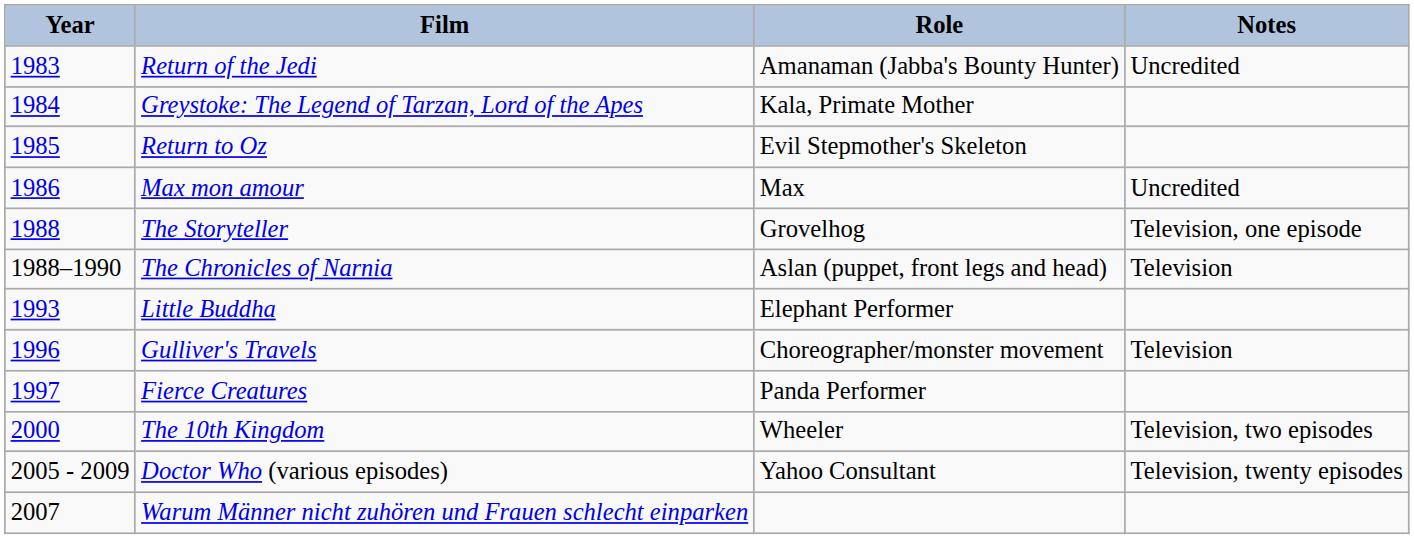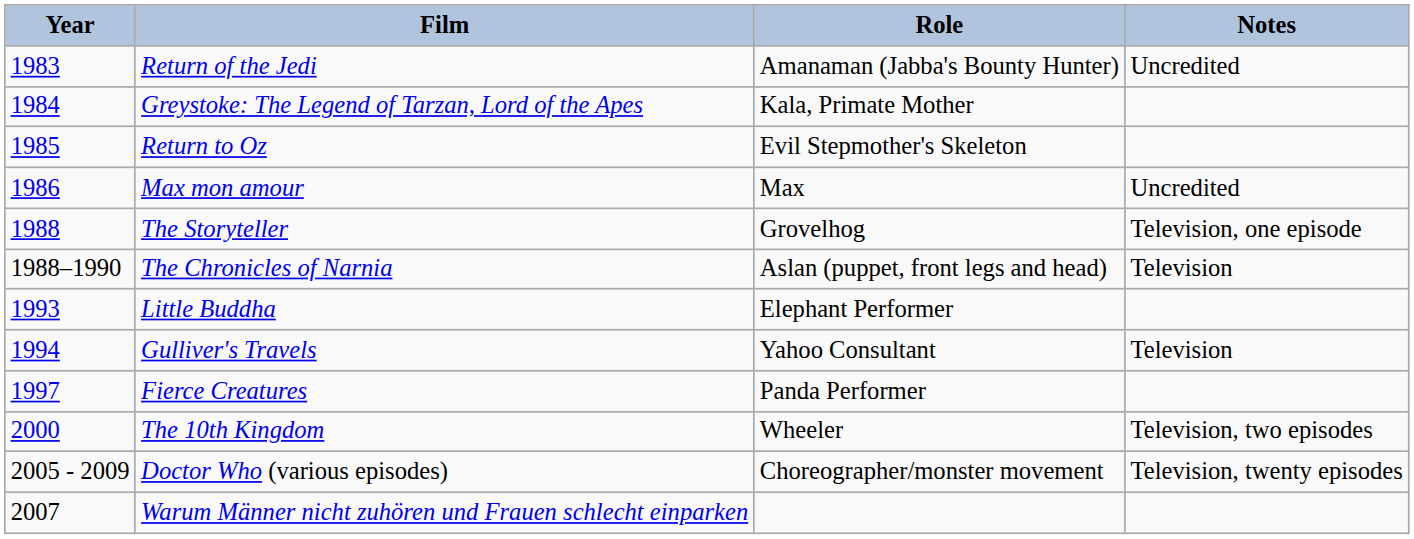(35, 350) 1996 -> (35, 350) 1994
(932, 350) Choreographer/monster movement -> (848, 350) Yahoo Consultant
(848, 471) Yahoo Consultant -> (932, 471) Choreographer/monster movement
